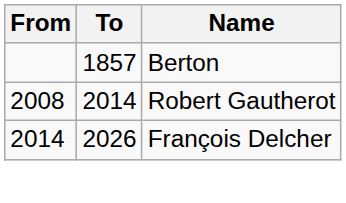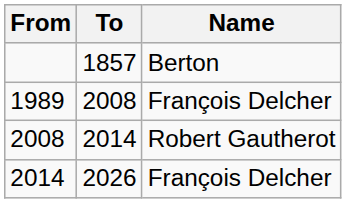+ row: (37, 100)
